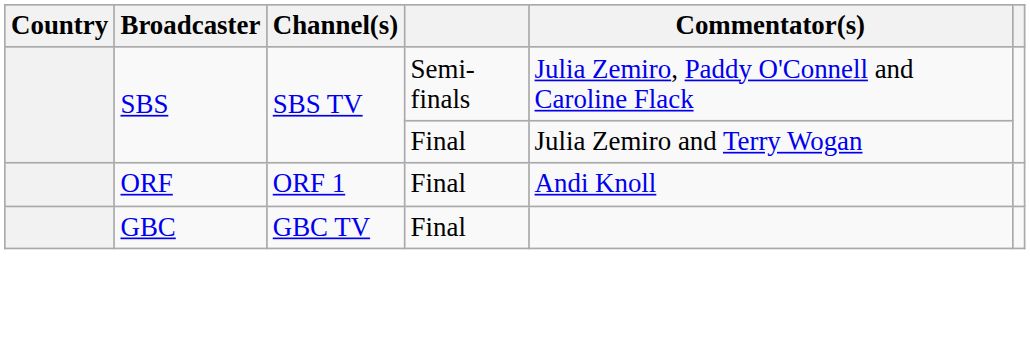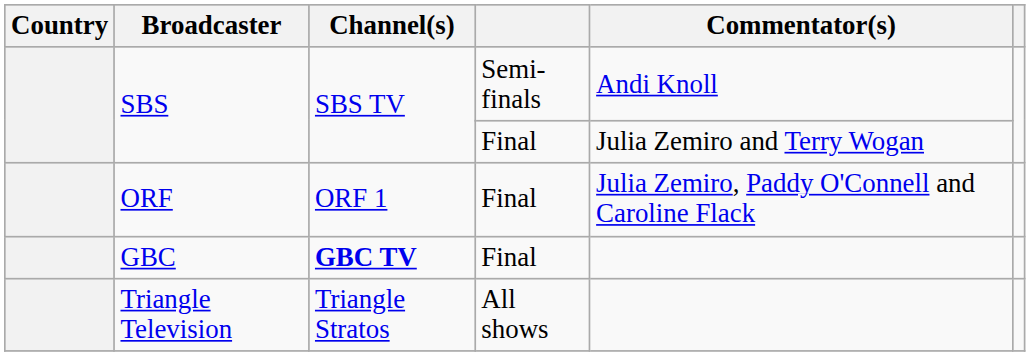(724, 83) Julia Zemiro, Paddy O'Connell and Caroline Flack -> (657, 83) Andi Knoll
(595, 183) Andi Knoll -> (786, 199) Julia Zemiro, Paddy O'Connell and Caroline Flack
(321, 226) normal -> (366, 256) bold
+ row: (176, 314)
